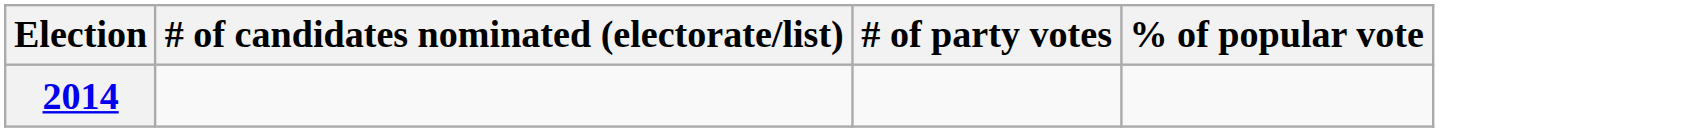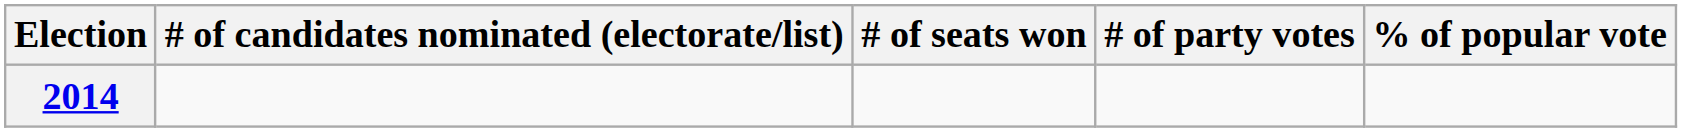+ column: (974, 34)
